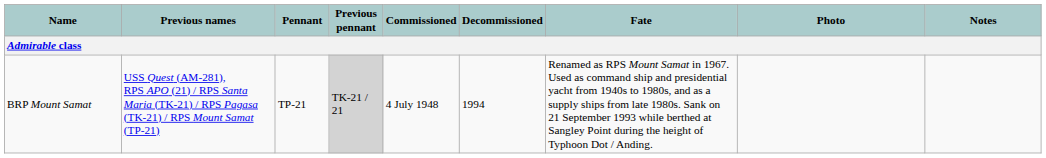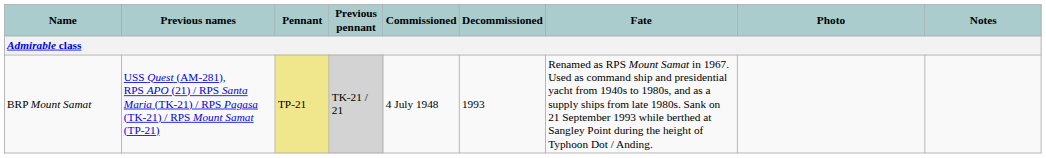(292, 103) no background -> (292, 103) khaki background
(473, 103) 1994 -> (473, 103) 1993
